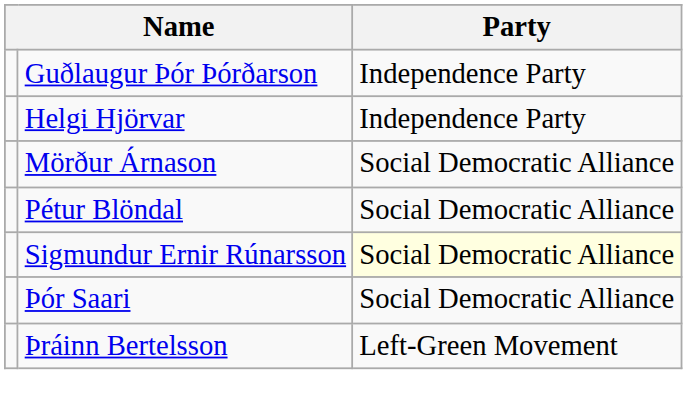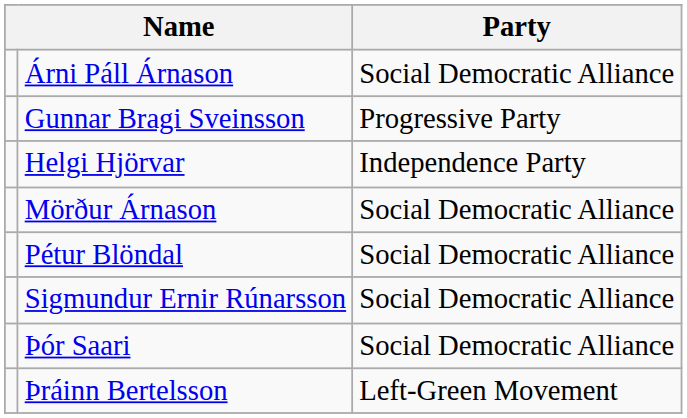+ row: (129, 72)
- row: (171, 72)
+ row: (165, 118)
(517, 254) lightyellow background -> (517, 299) no background
